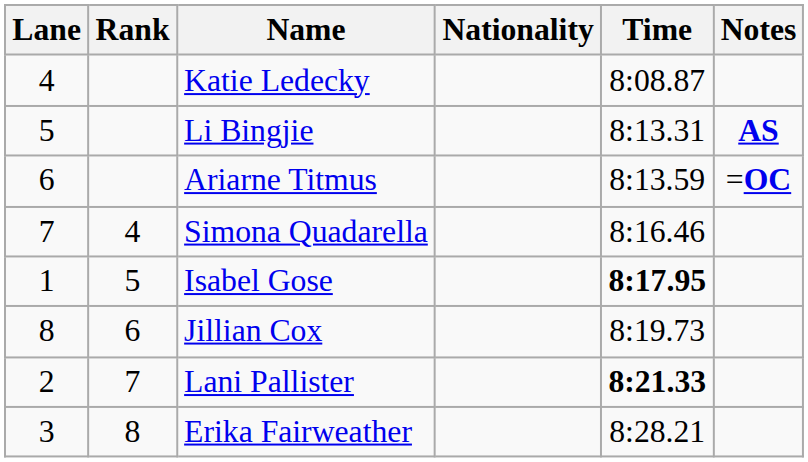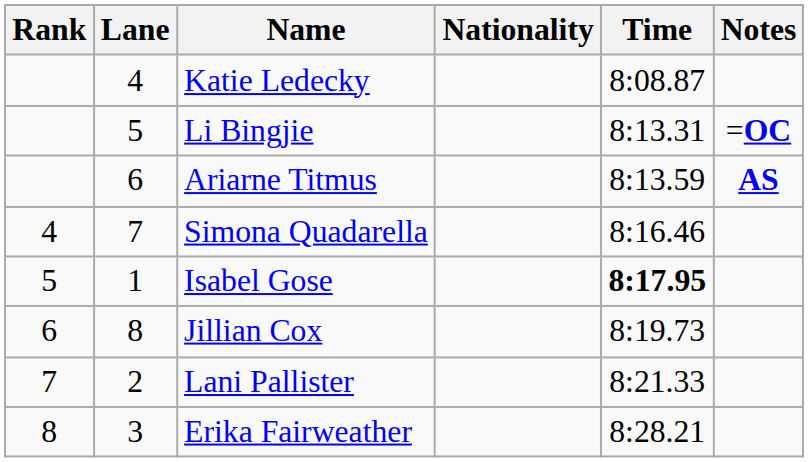columns swapped: (133, 29) <-> (47, 29)
(758, 130) AS -> (759, 130) =OC
(759, 180) =OC -> (758, 180) AS
(657, 381) bold -> (657, 381) normal
